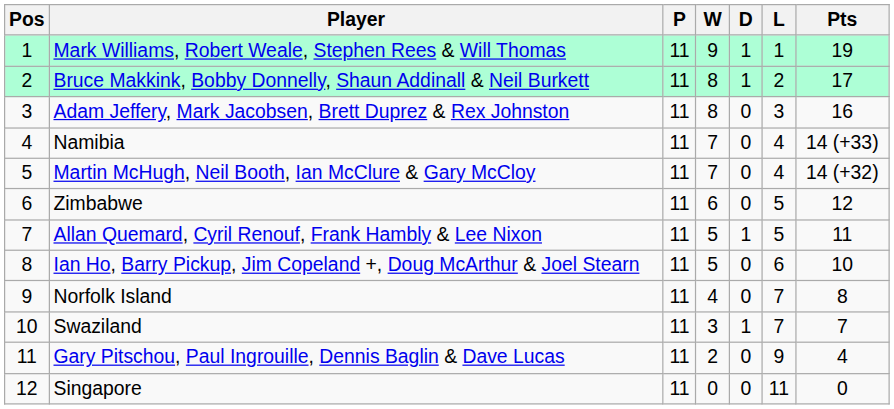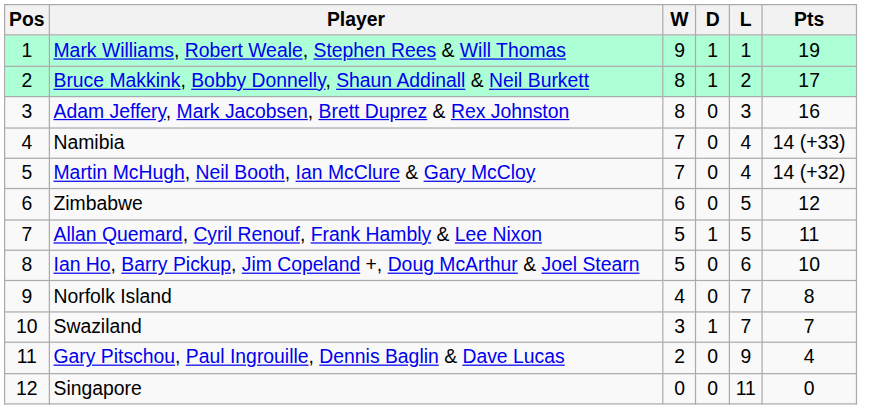- column: (680, 19)
